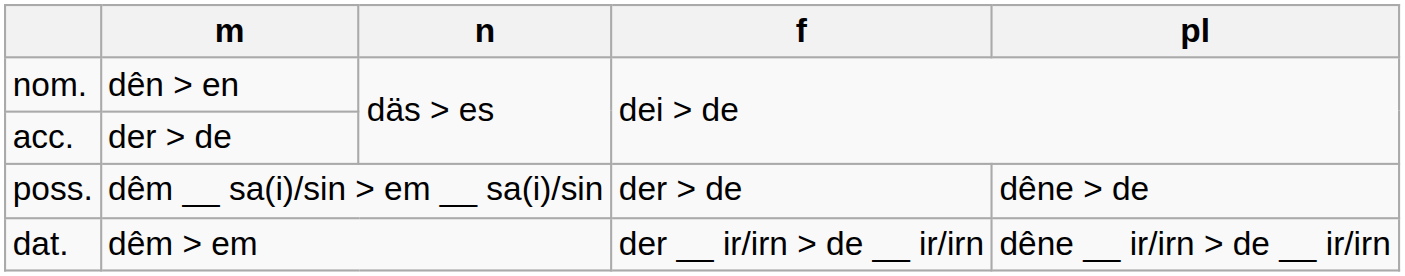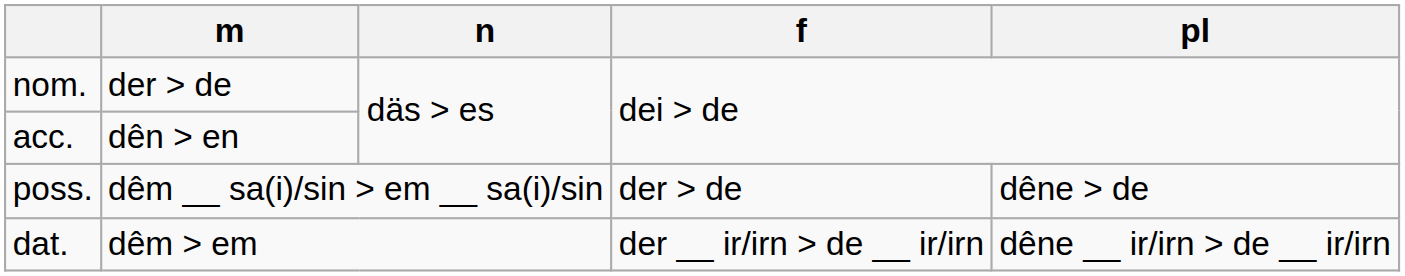(174, 84) dên > en -> (170, 84) der > de
(170, 137) der > de -> (174, 137) dên > en
